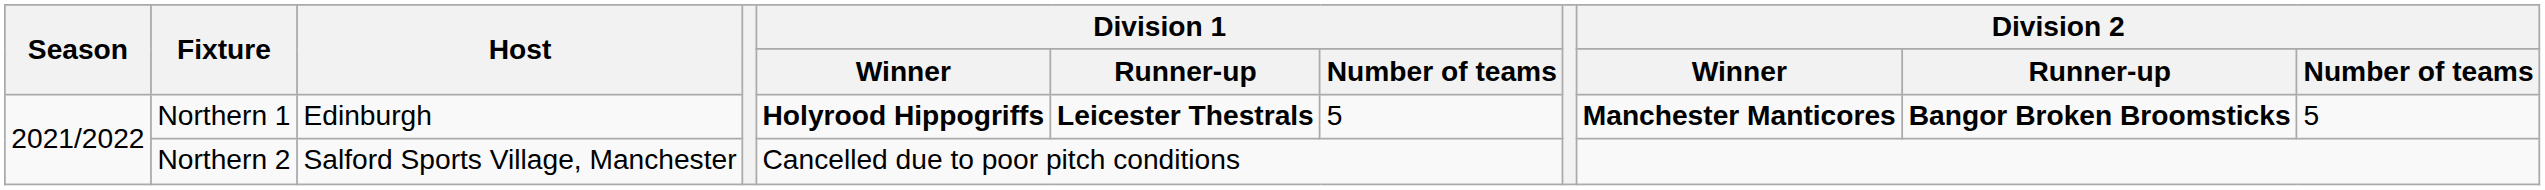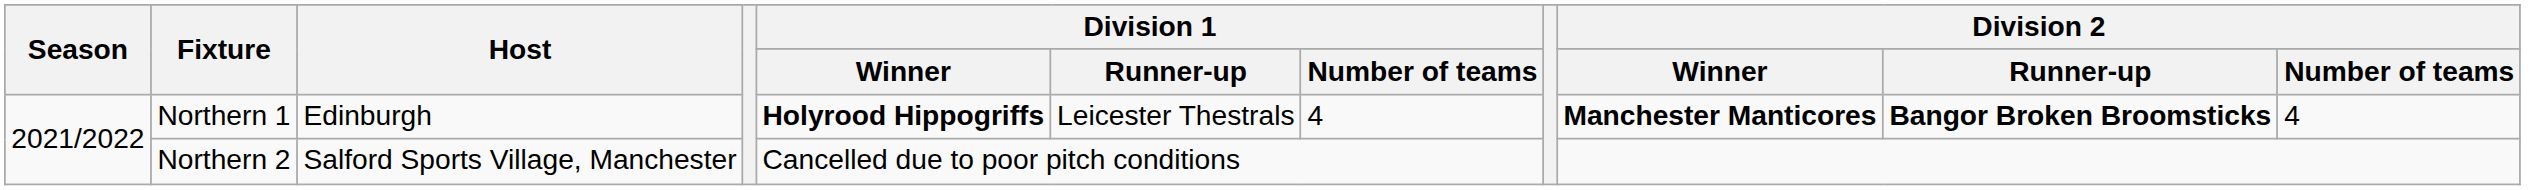(1185, 116) bold -> (1176, 116) normal
(1335, 116) 5 -> (1315, 116) 4
(2311, 116) 5 -> (2292, 116) 4
